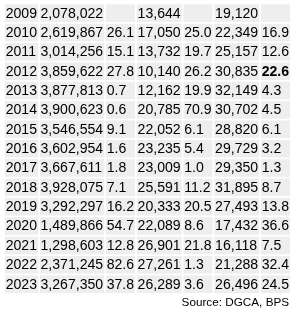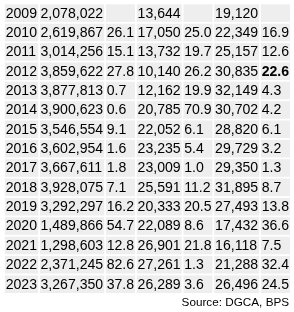(271, 109) 4.5 -> (271, 109) 4.2
